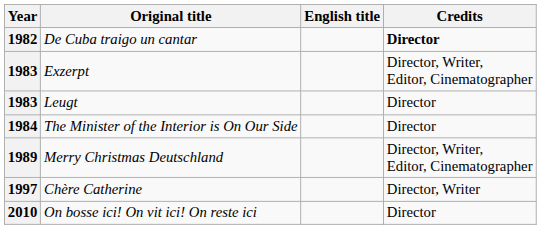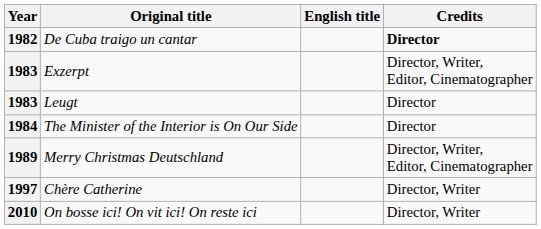(411, 212) Director -> (433, 212) Director, Writer
